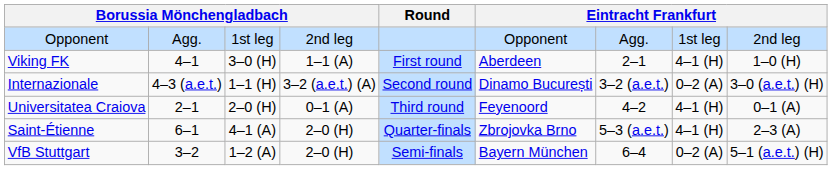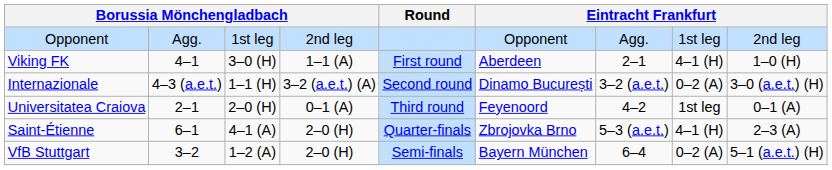(699, 107) 4–1 (H) -> (699, 107) 1st leg
